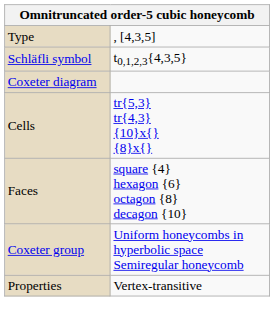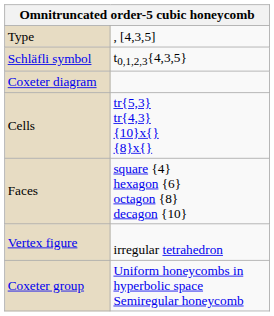+ row: (43, 242)
- row: (35, 285)
